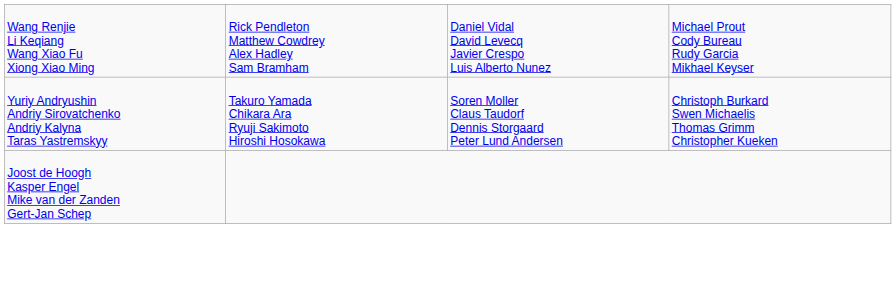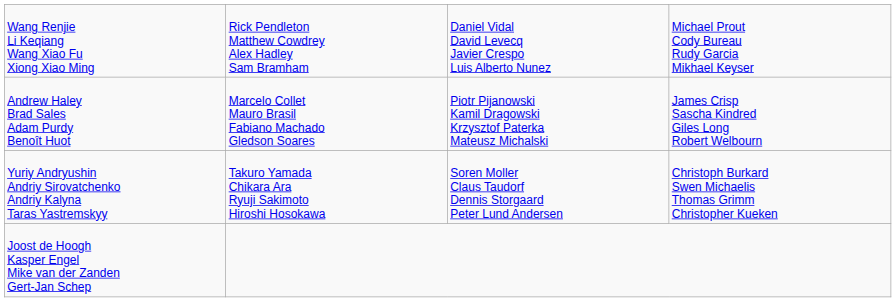+ row: (44, 120)
